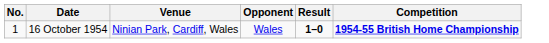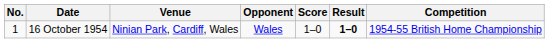+ column: (313, 12)
(427, 29) bold -> (456, 29) normal
